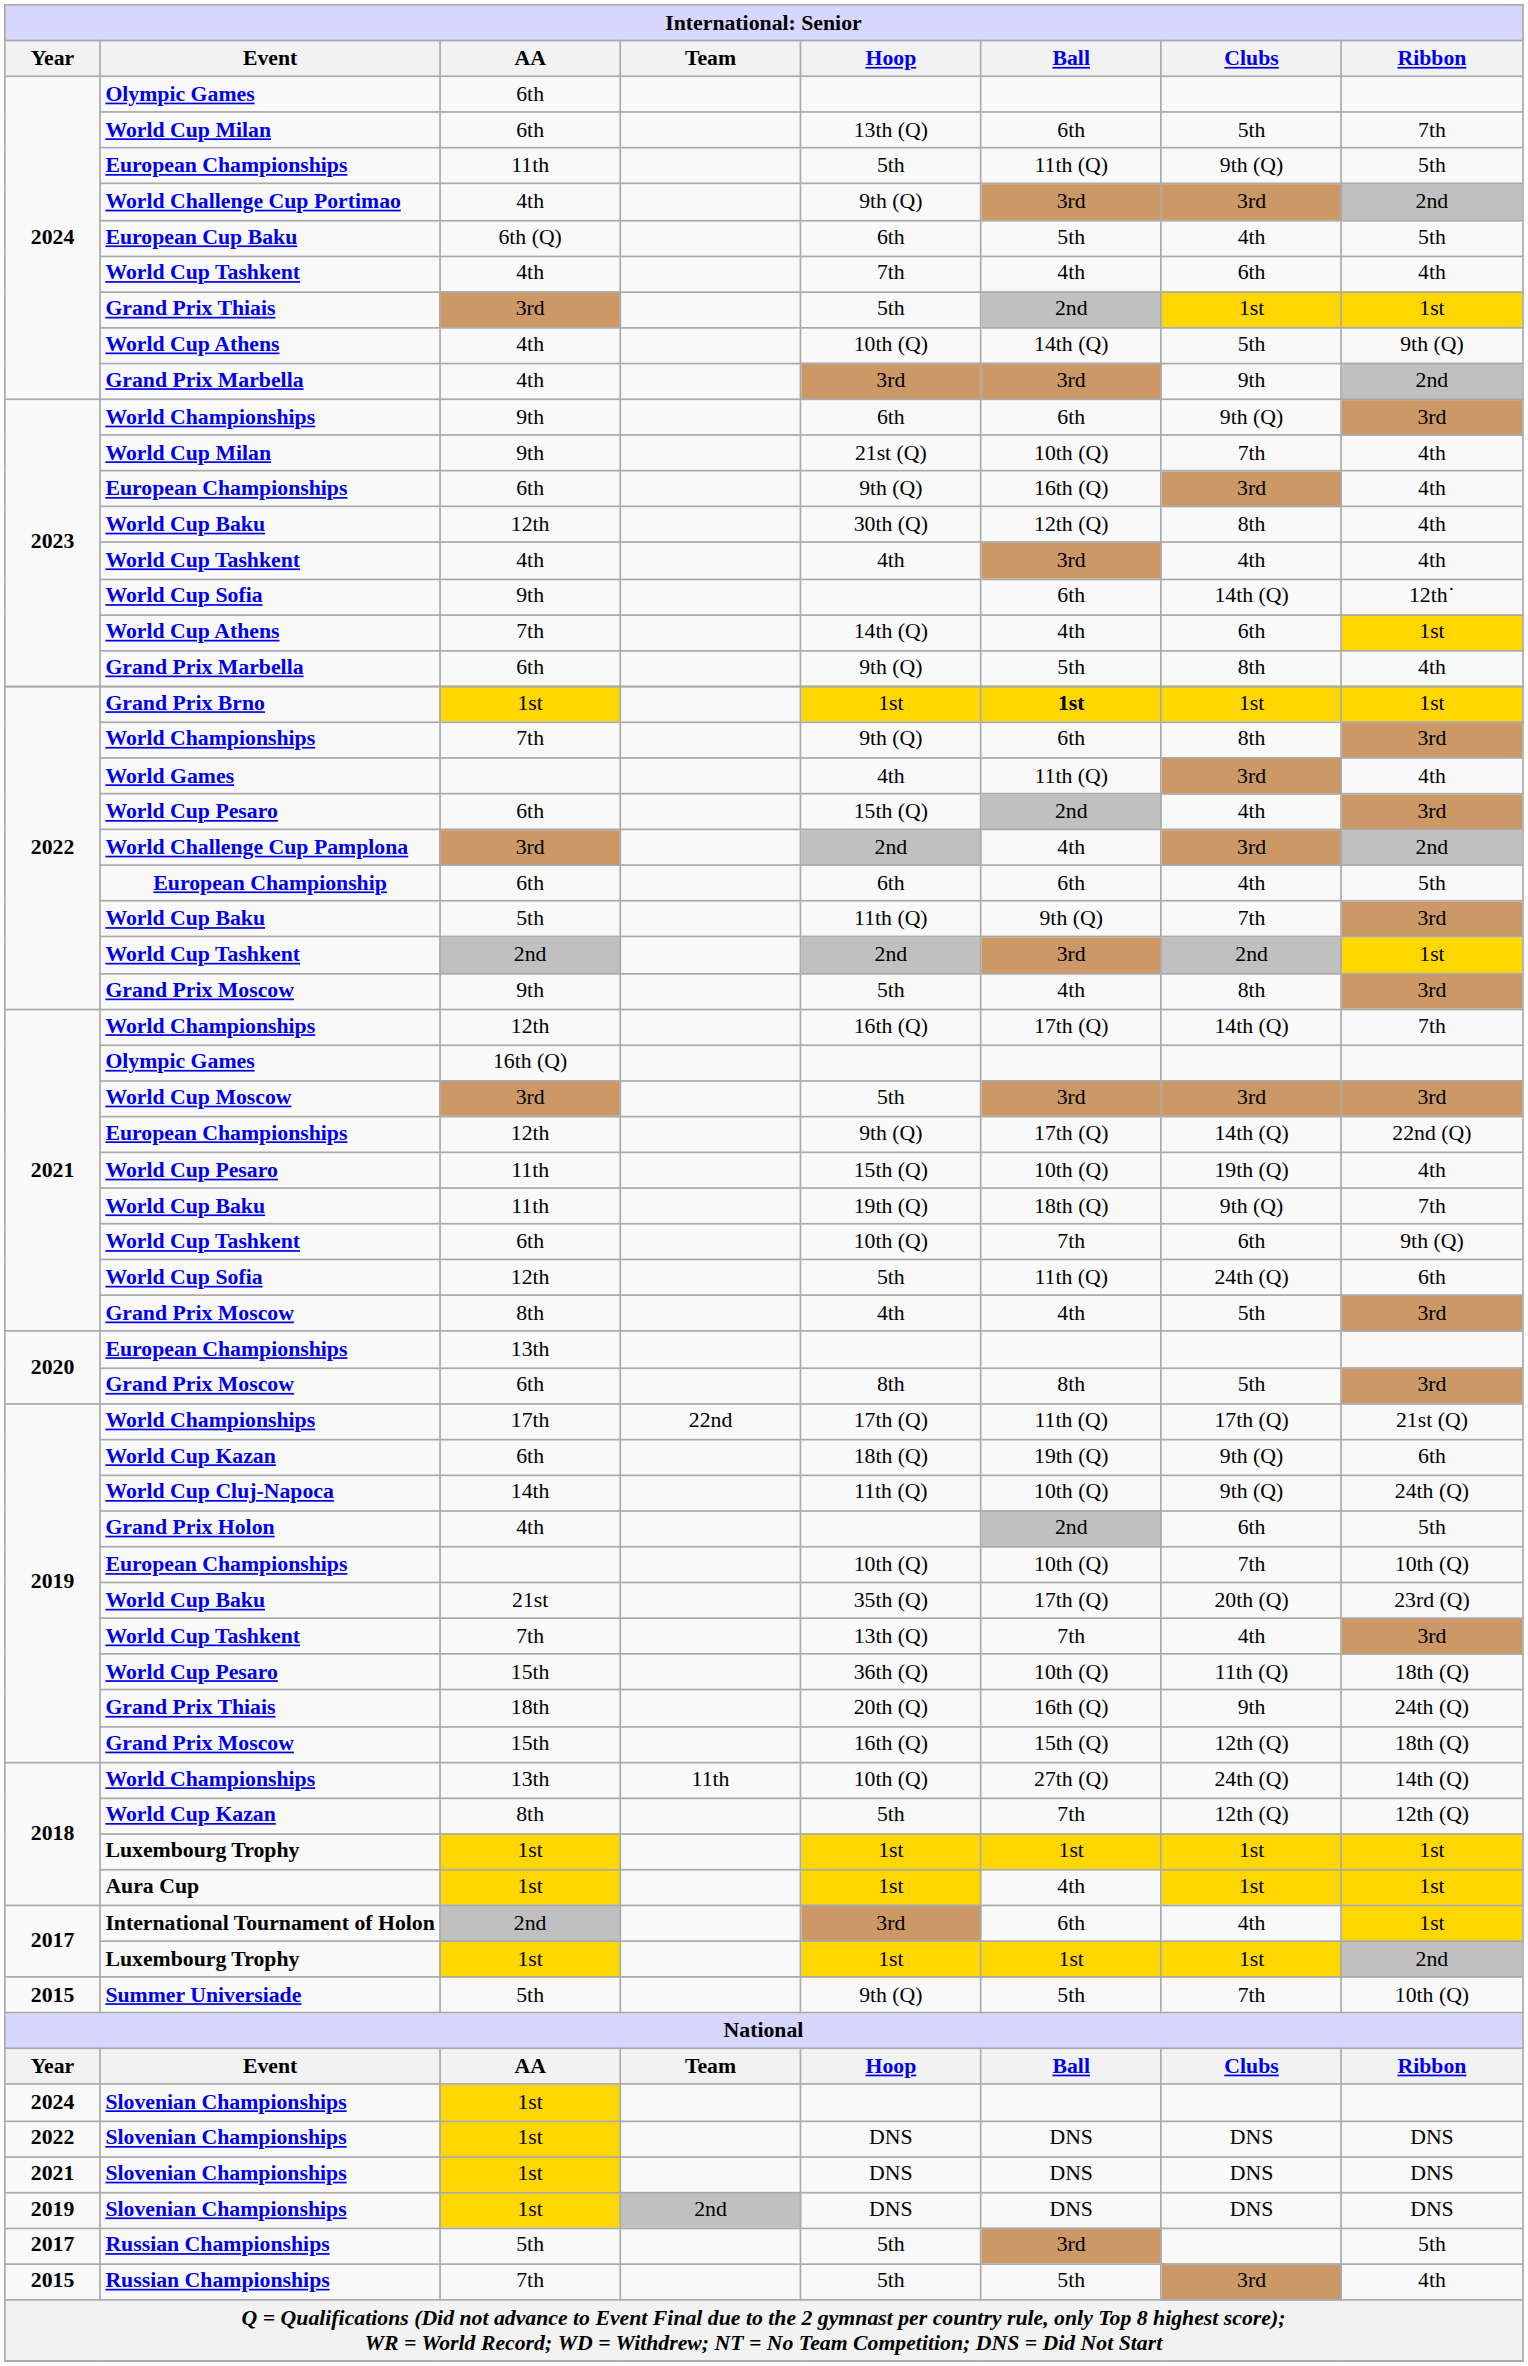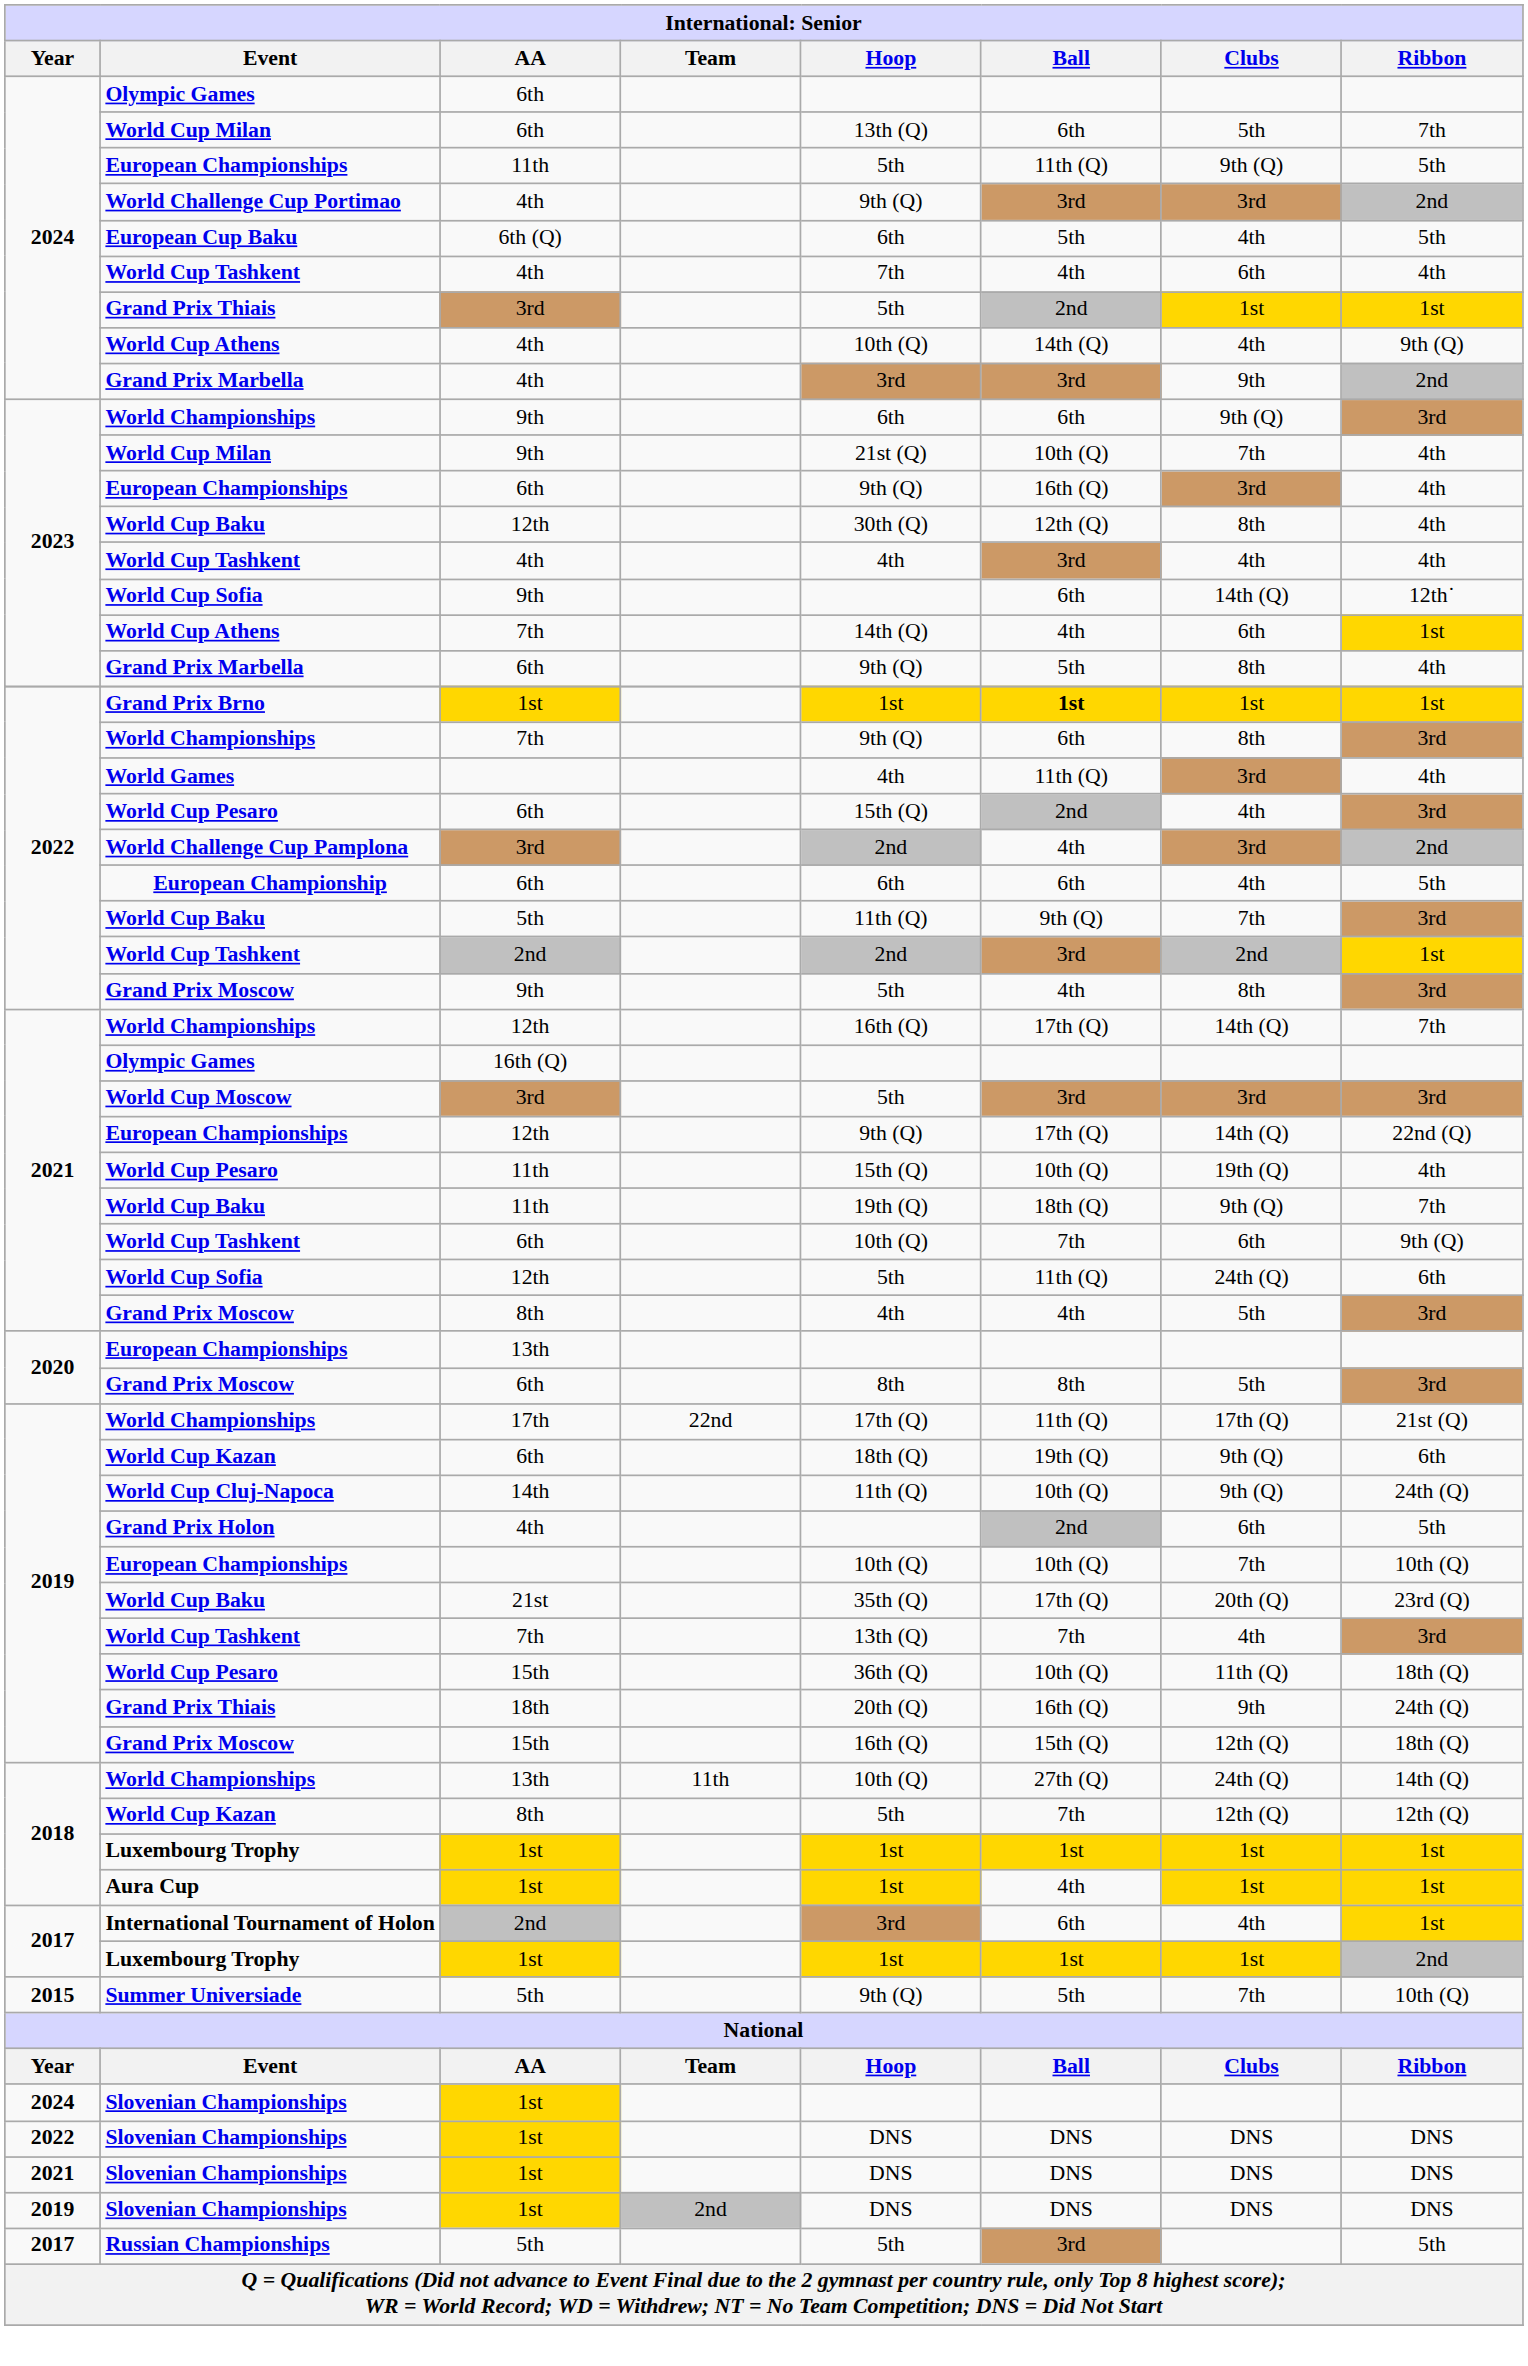(1252, 344) 5th -> (1252, 344) 4th
- row: (53, 2281)
